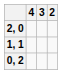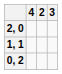columns swapped: (42, 12) <-> (52, 12)
